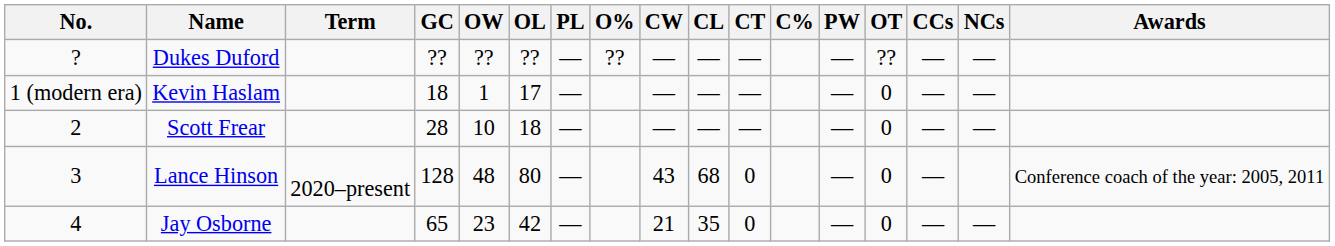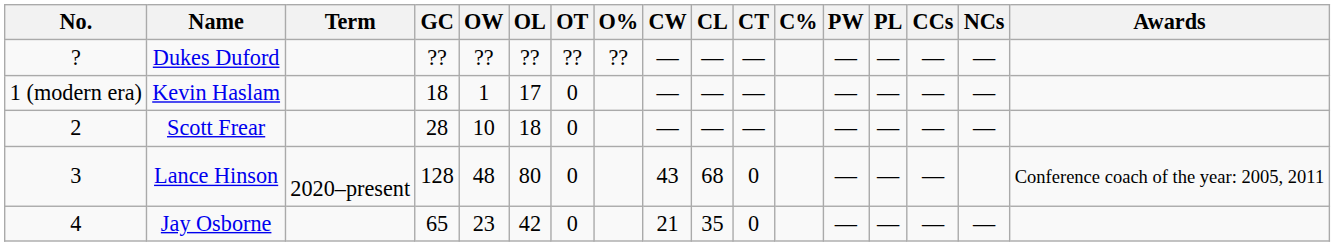columns swapped: (886, 22) <-> (570, 22)
